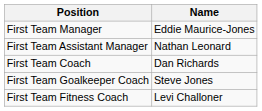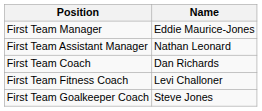rows swapped: (78, 81) <-> (67, 98)
